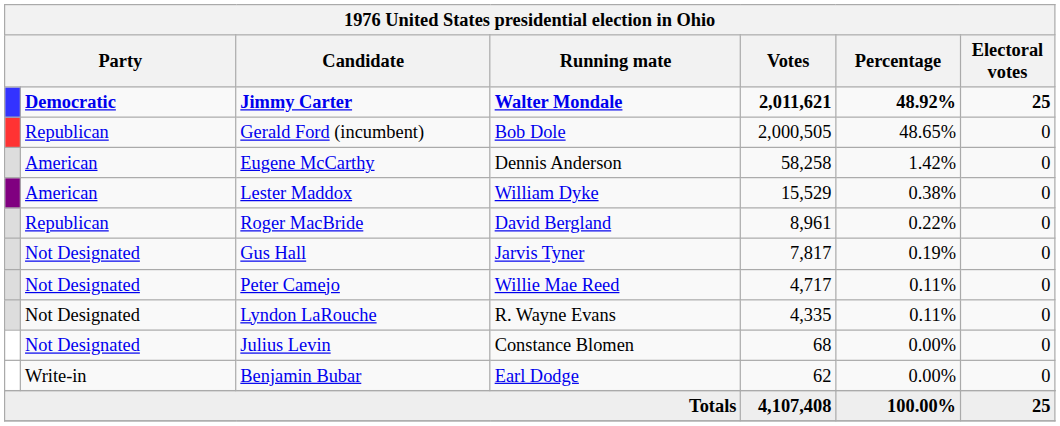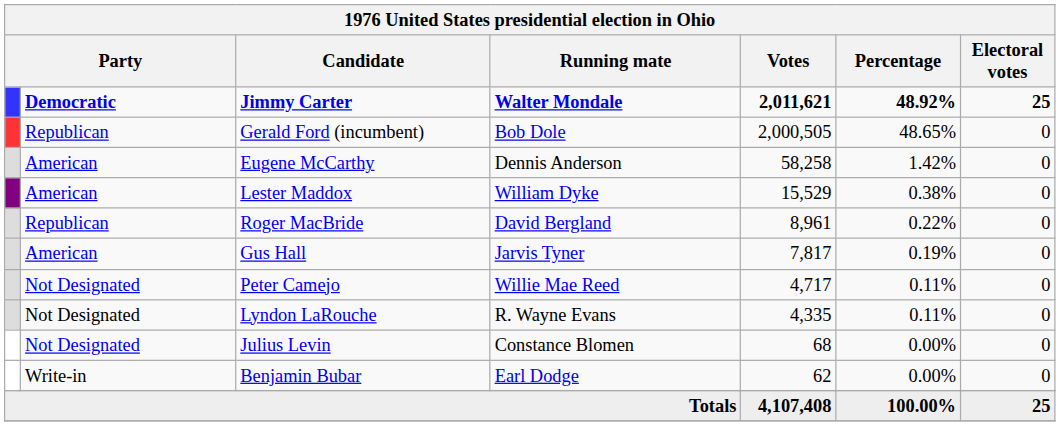(82, 253) Not Designated -> (61, 253) American
